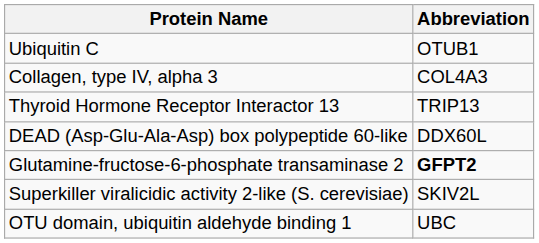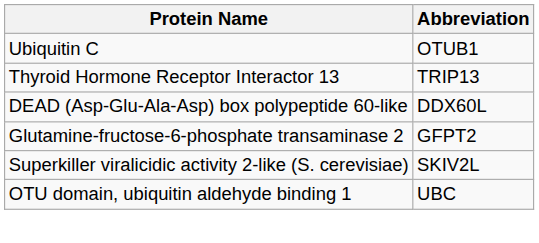- row: (113, 77)
(447, 164) bold -> (447, 135) normal
